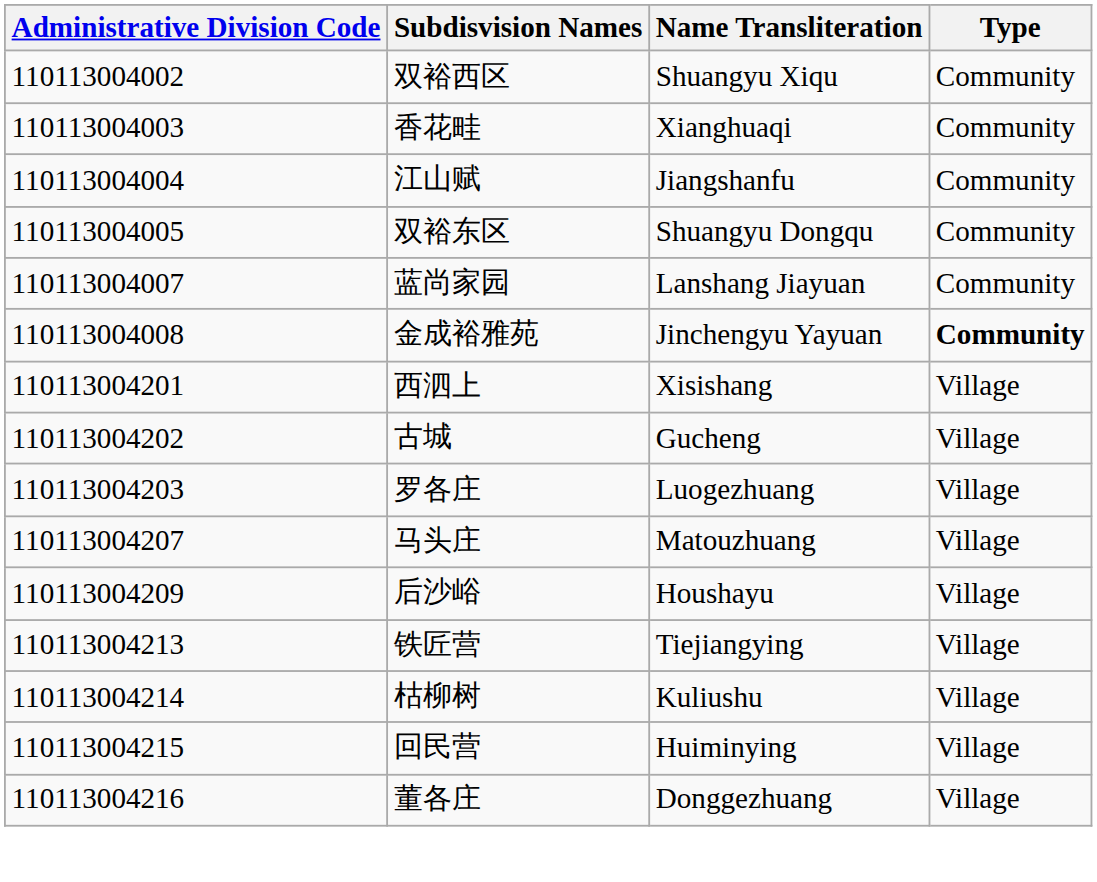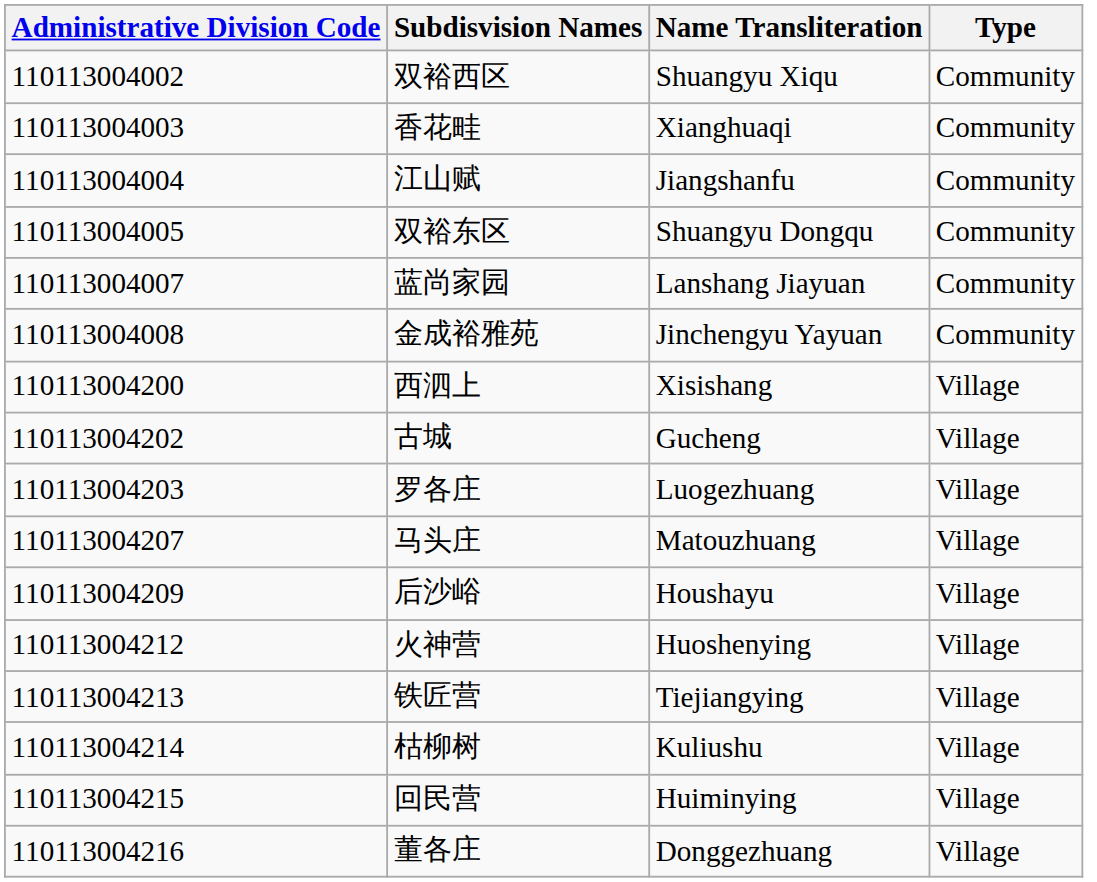(1010, 334) bold -> (1005, 334) normal
(98, 386) 110113004201 -> (98, 386) 110113004200
+ row: (438, 643)
